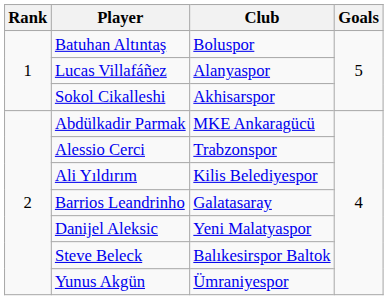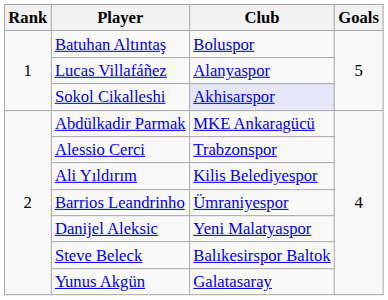(234, 96) no background -> (234, 96) lavender background
(233, 202) Galatasaray -> (241, 202) Ümraniyespor
(241, 281) Ümraniyespor -> (233, 281) Galatasaray
